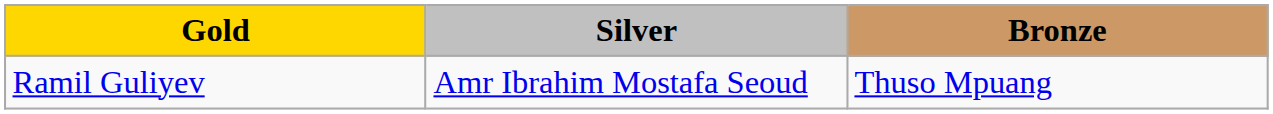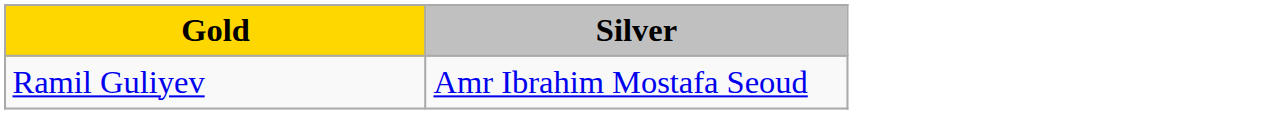- column: (1057, 30)
